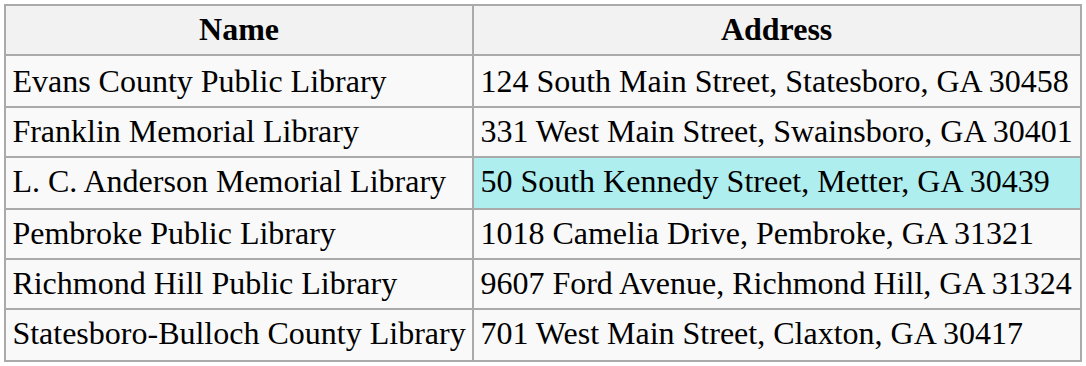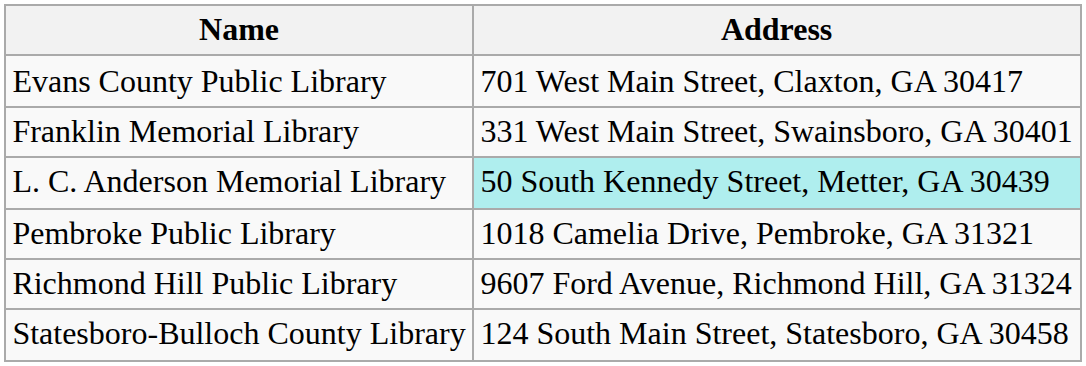(775, 80) 124 South Main Street, Statesboro, GA 30458 -> (752, 80) 701 West Main Street, Claxton, GA 30417
(752, 334) 701 West Main Street, Claxton, GA 30417 -> (775, 334) 124 South Main Street, Statesboro, GA 30458
